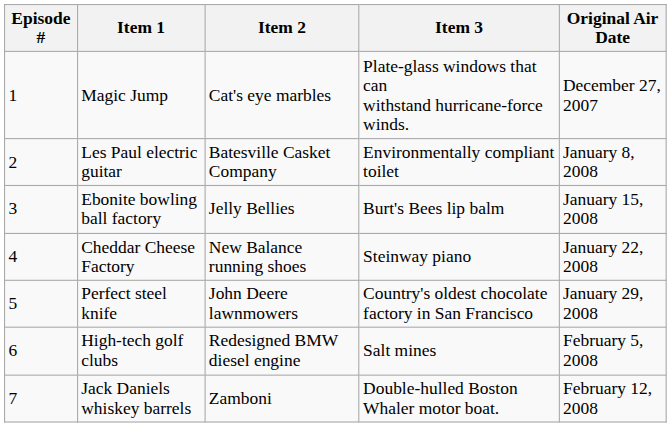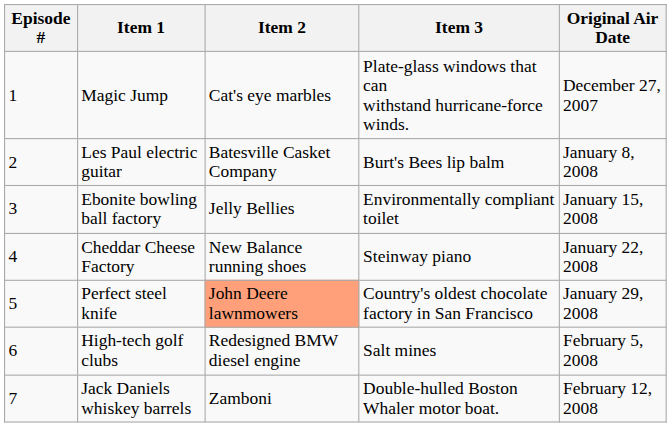(459, 161) Environmentally compliant toilet -> (434, 161) Burt's Bees lip balm
(434, 209) Burt's Bees lip balm -> (459, 209) Environmentally compliant toilet
(253, 303) no background -> (253, 303) lightsalmon background
